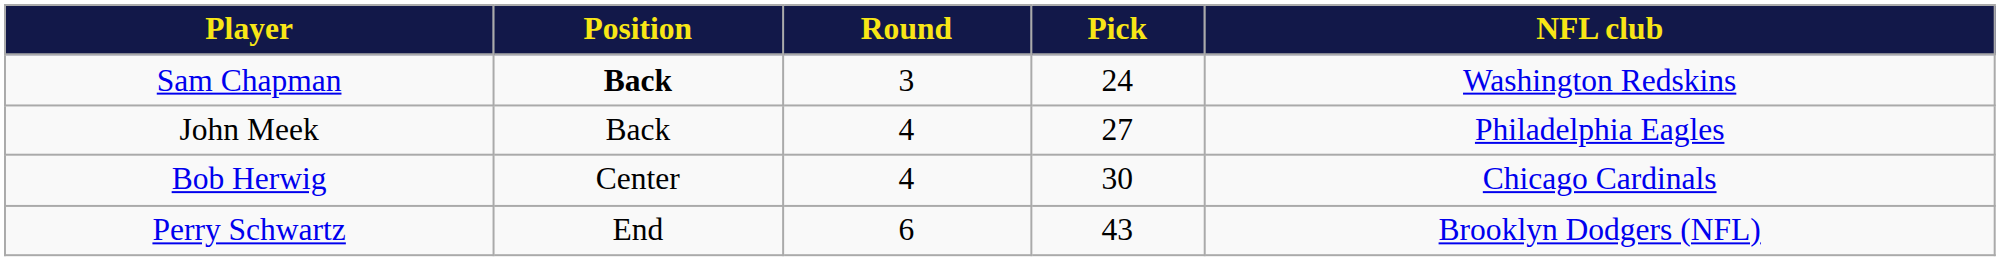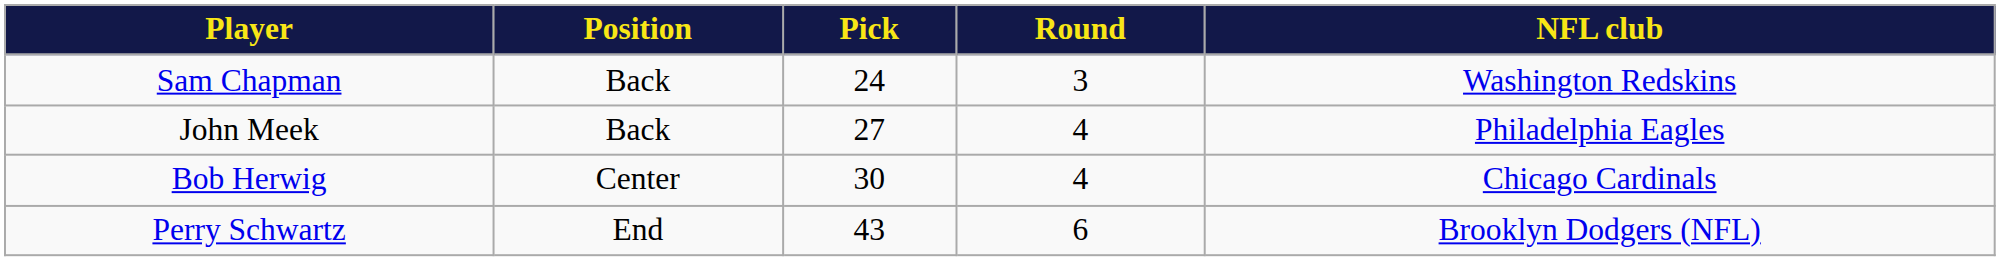columns swapped: (906, 29) <-> (1117, 29)
(638, 79) bold -> (638, 79) normal
